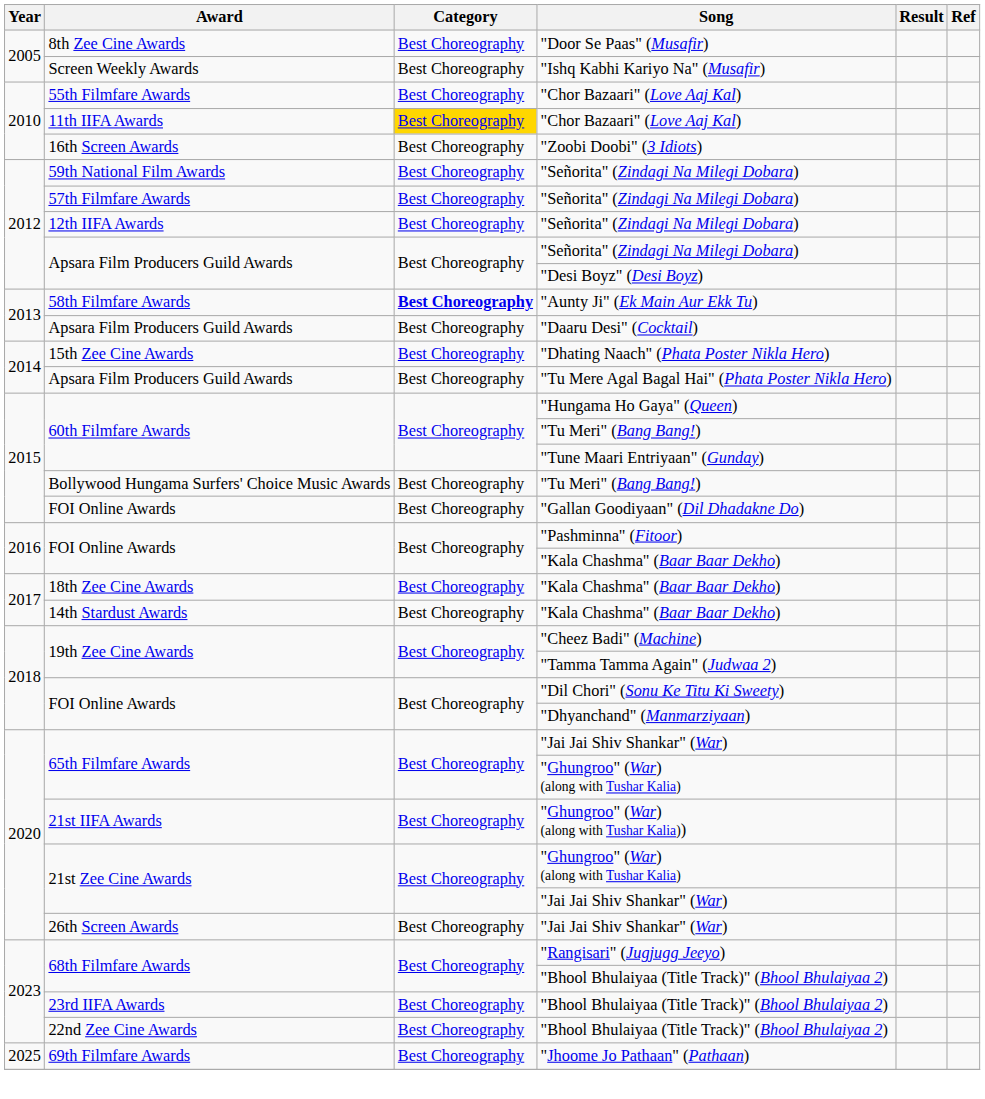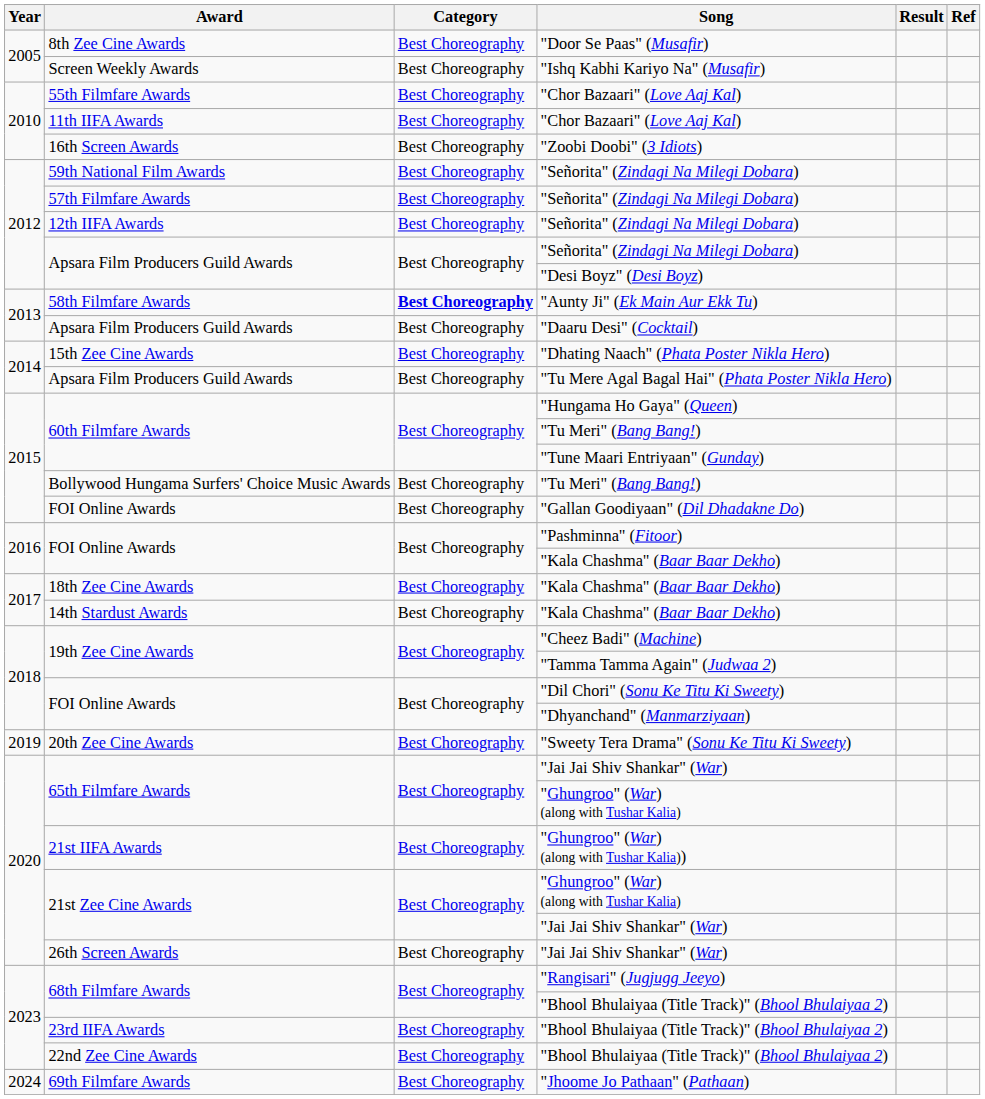(461, 120) gold background -> (461, 120) no background
+ row: (121, 742)
(25, 1056) 2025 -> (25, 1081) 2024
